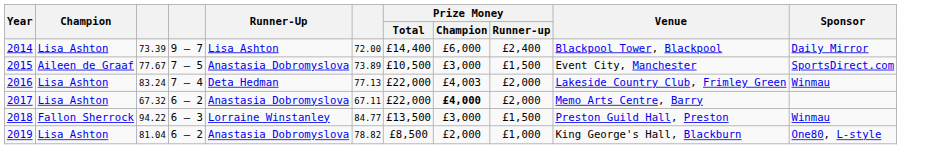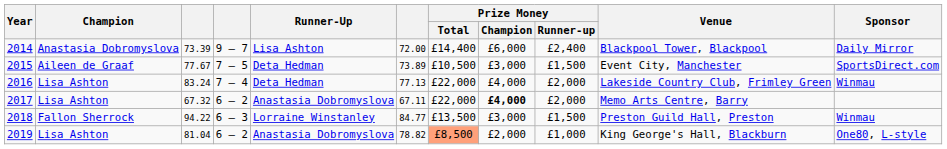(73, 48) Lisa Ashton -> (108, 48) Anastasia Dobromyslova
(279, 65) Anastasia Dobromyslova -> (288, 65) Deta Hedman
(462, 83) £4,003 -> (507, 83) £4,000
(409, 135) no background -> (453, 135) lightsalmon background
